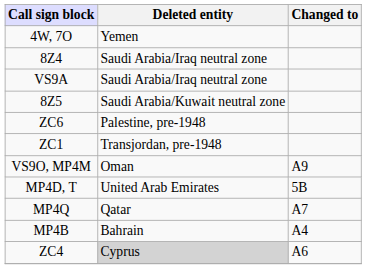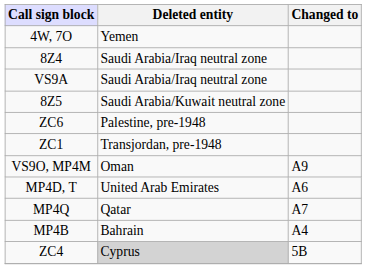(299, 187) 5B -> (300, 187) A6
(300, 252) A6 -> (299, 252) 5B
